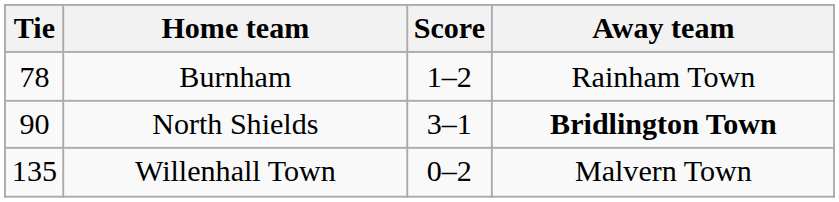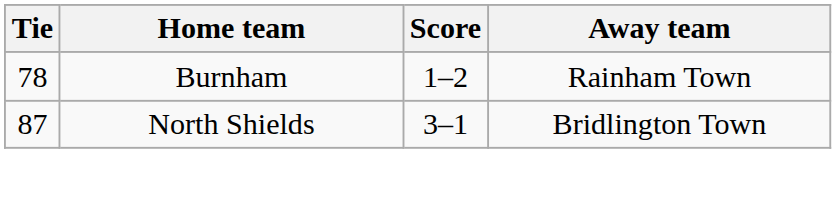(34, 123) 90 -> (32, 123) 87
(663, 123) bold -> (659, 123) normal
- row: (235, 171)
